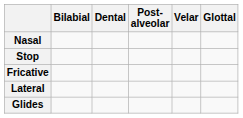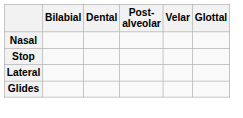- row: (28, 72)
